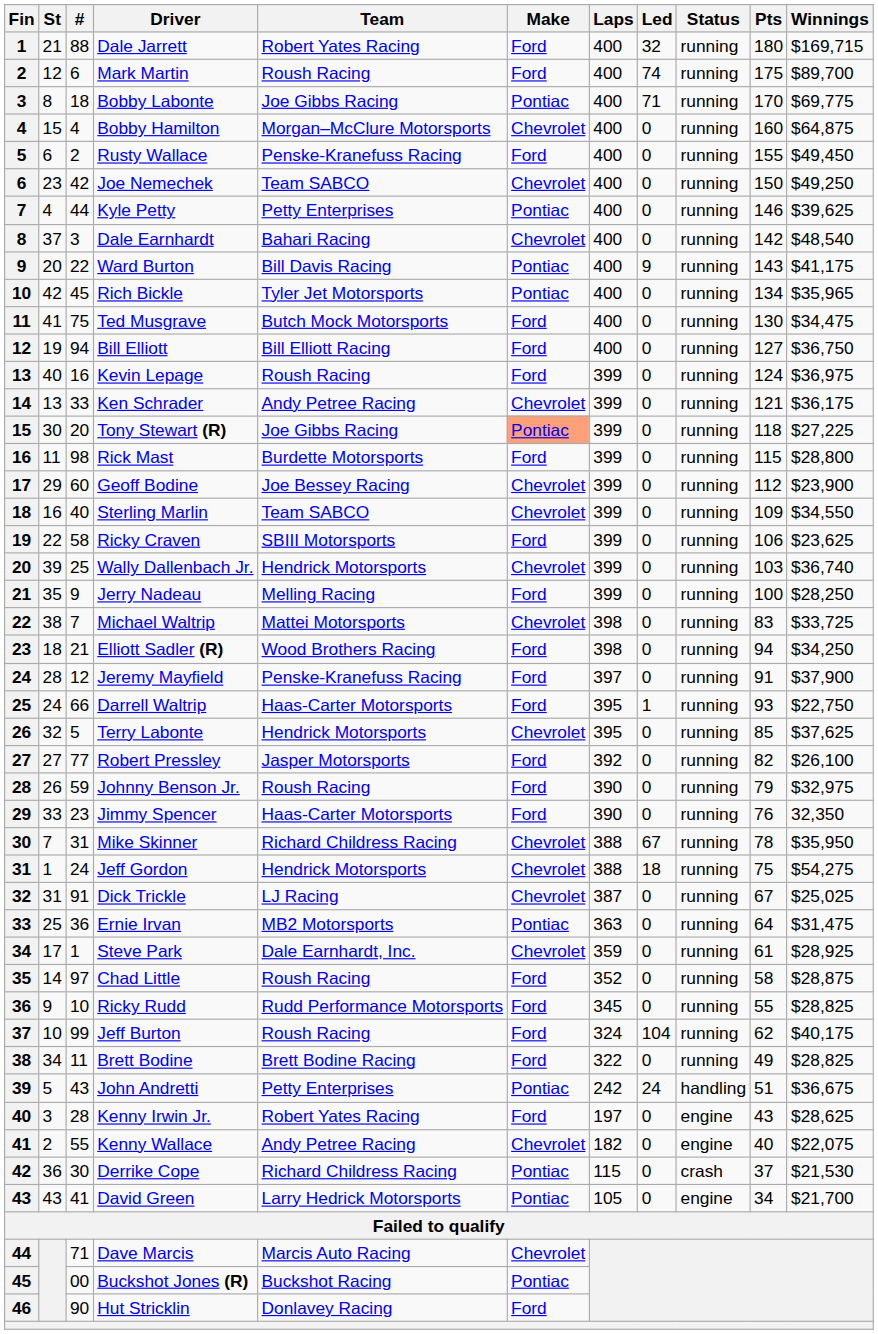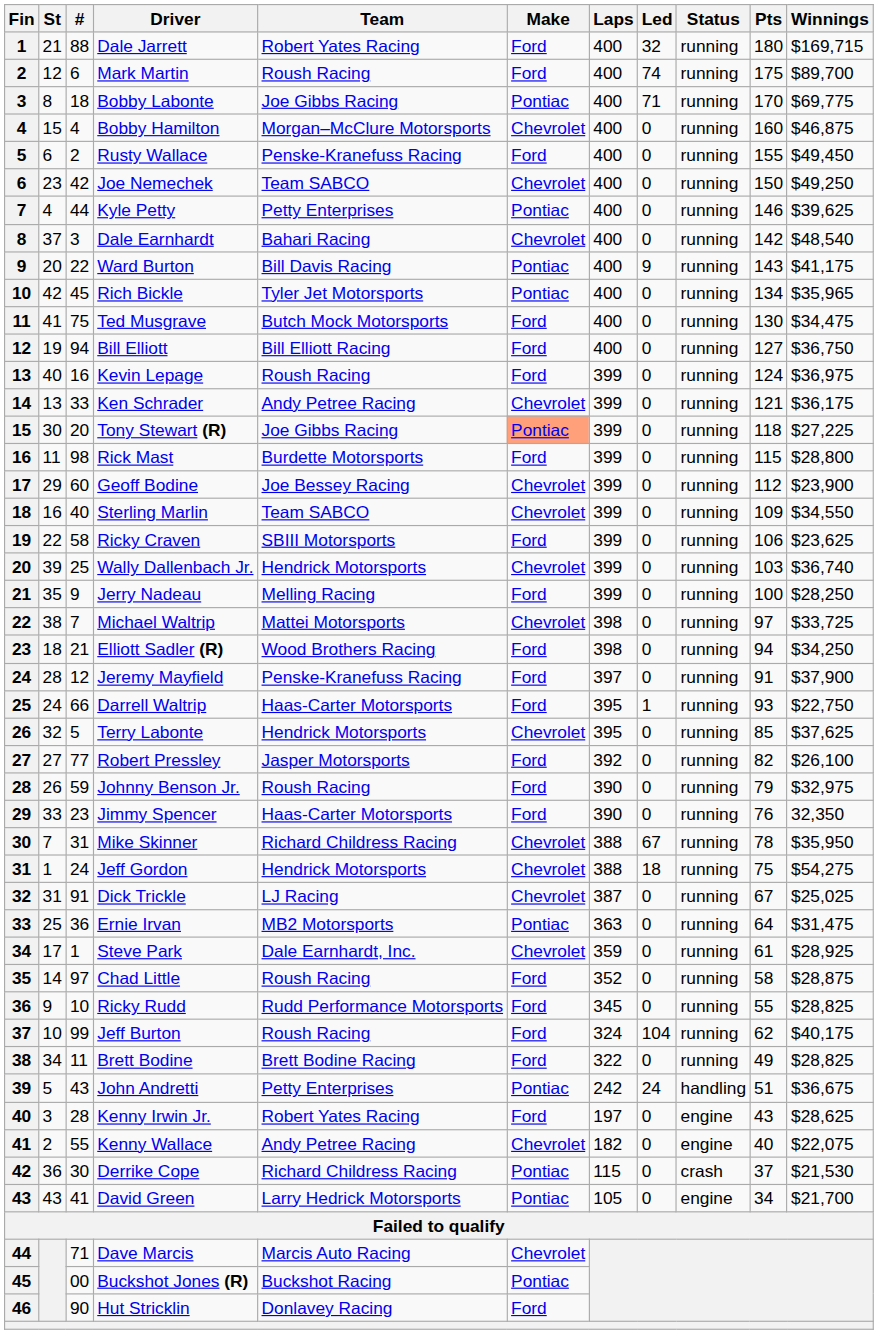(822, 128) $64,875 -> (822, 128) $46,875
(764, 622) 83 -> (764, 622) 97
